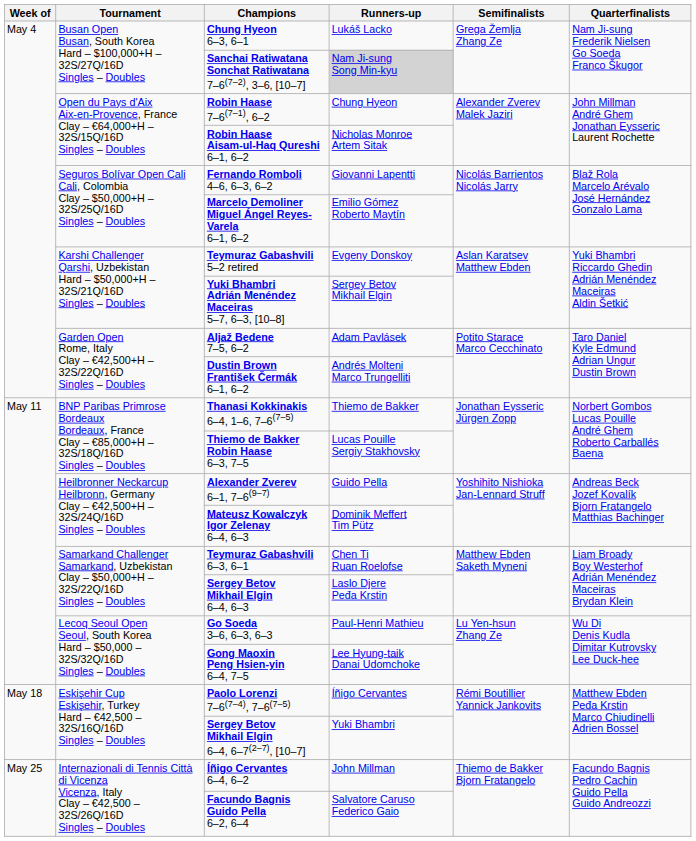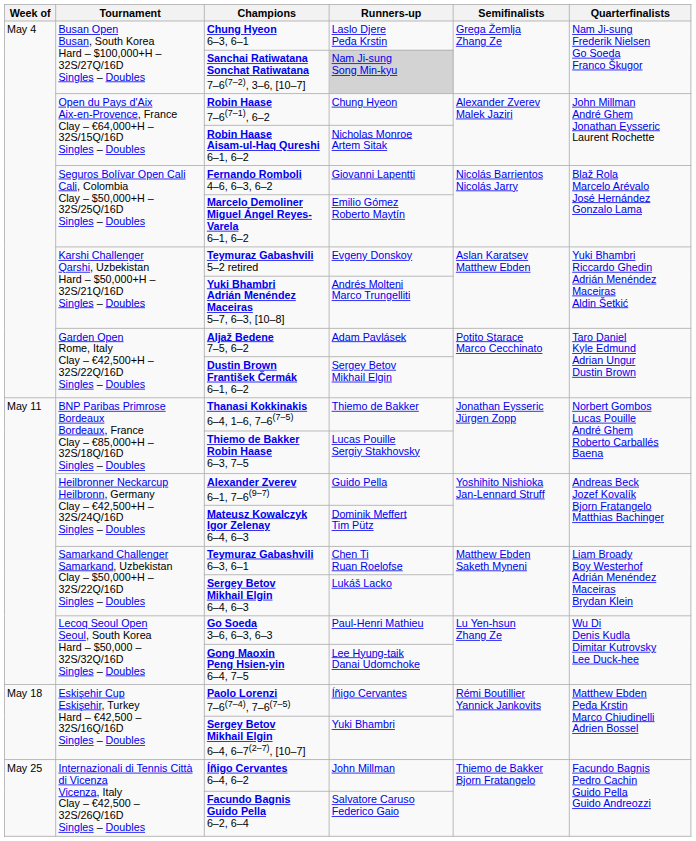(362, 29) Lukáš Lacko -> (359, 35) Laslo Djere Peđa Krstin
(364, 290) Sergey Betov Mikhail Elgin -> (371, 290) Andrés Molteni Marco Trungelliti
(371, 371) Andrés Molteni Marco Trungelliti -> (364, 371) Sergey Betov Mikhail Elgin
(359, 589) Laslo Djere Peđa Krstin -> (362, 583) Lukáš Lacko
